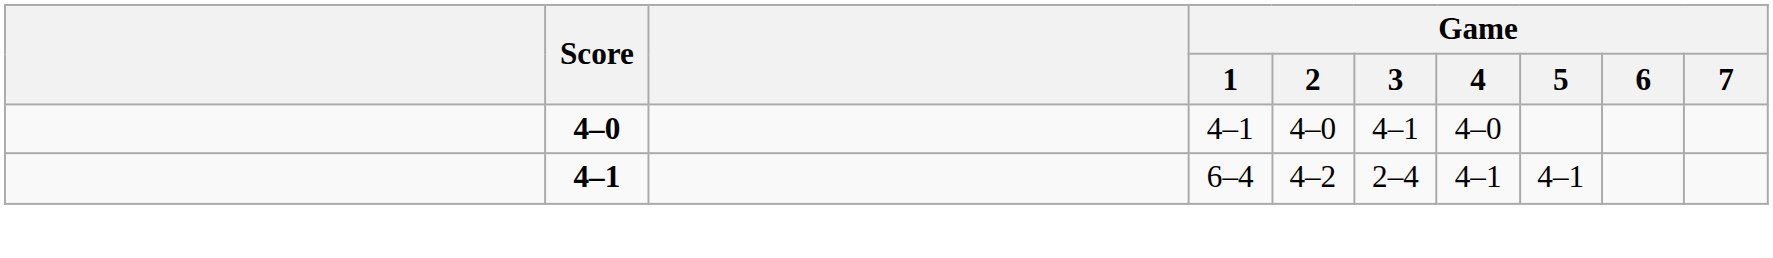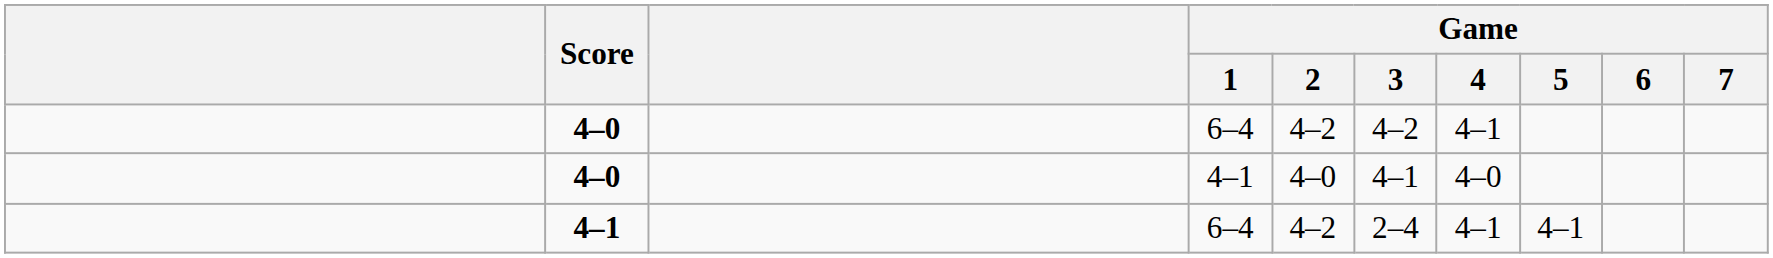+ row: (597, 128)
